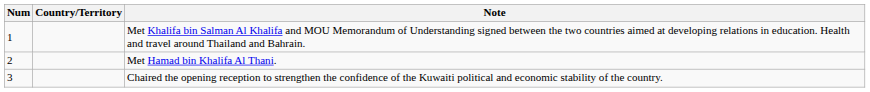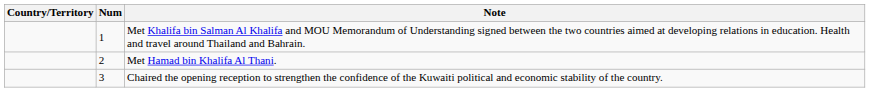columns swapped: (19, 13) <-> (79, 13)
